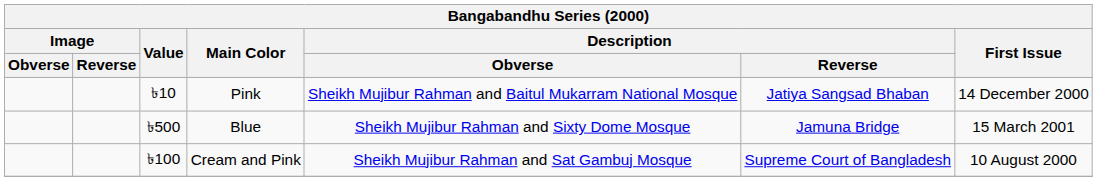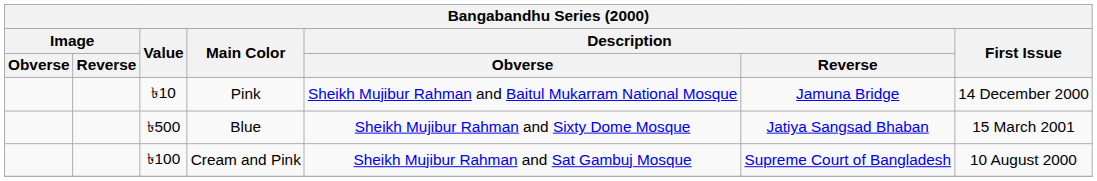(848, 94) Jatiya Sangsad Bhaban -> (848, 94) Jamuna Bridge
(848, 127) Jamuna Bridge -> (848, 127) Jatiya Sangsad Bhaban
